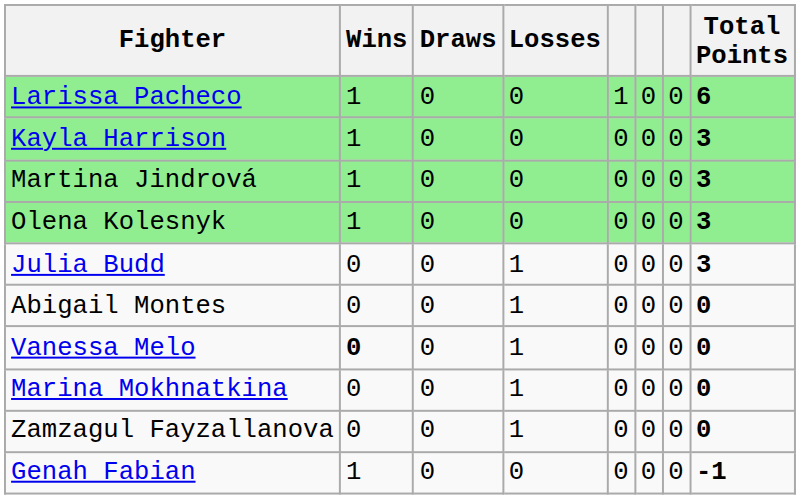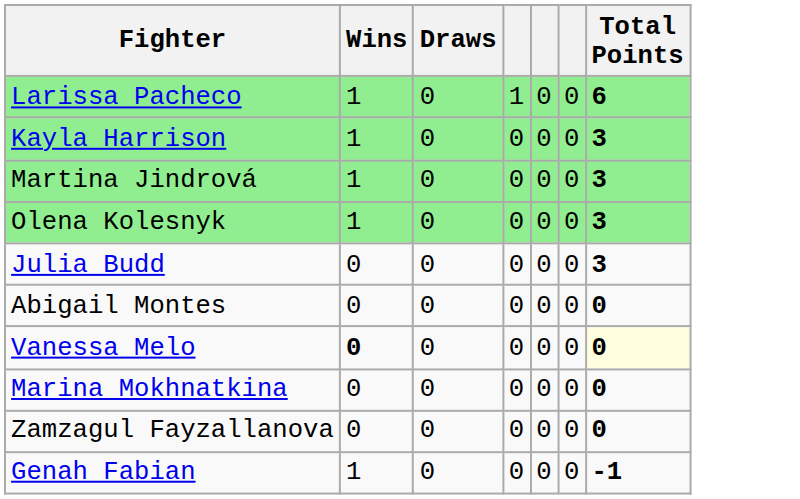- column: (555, 41)
(704, 348) no background -> (599, 348) lightyellow background
